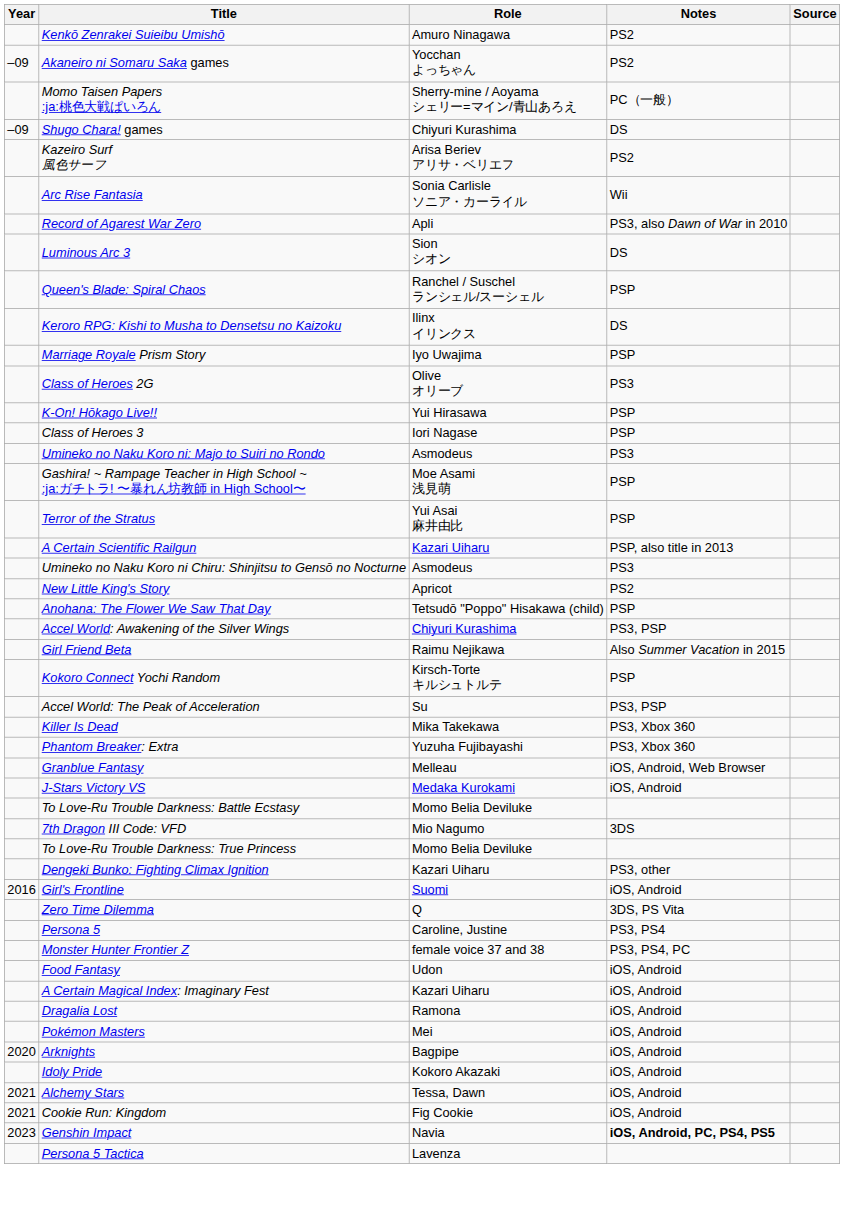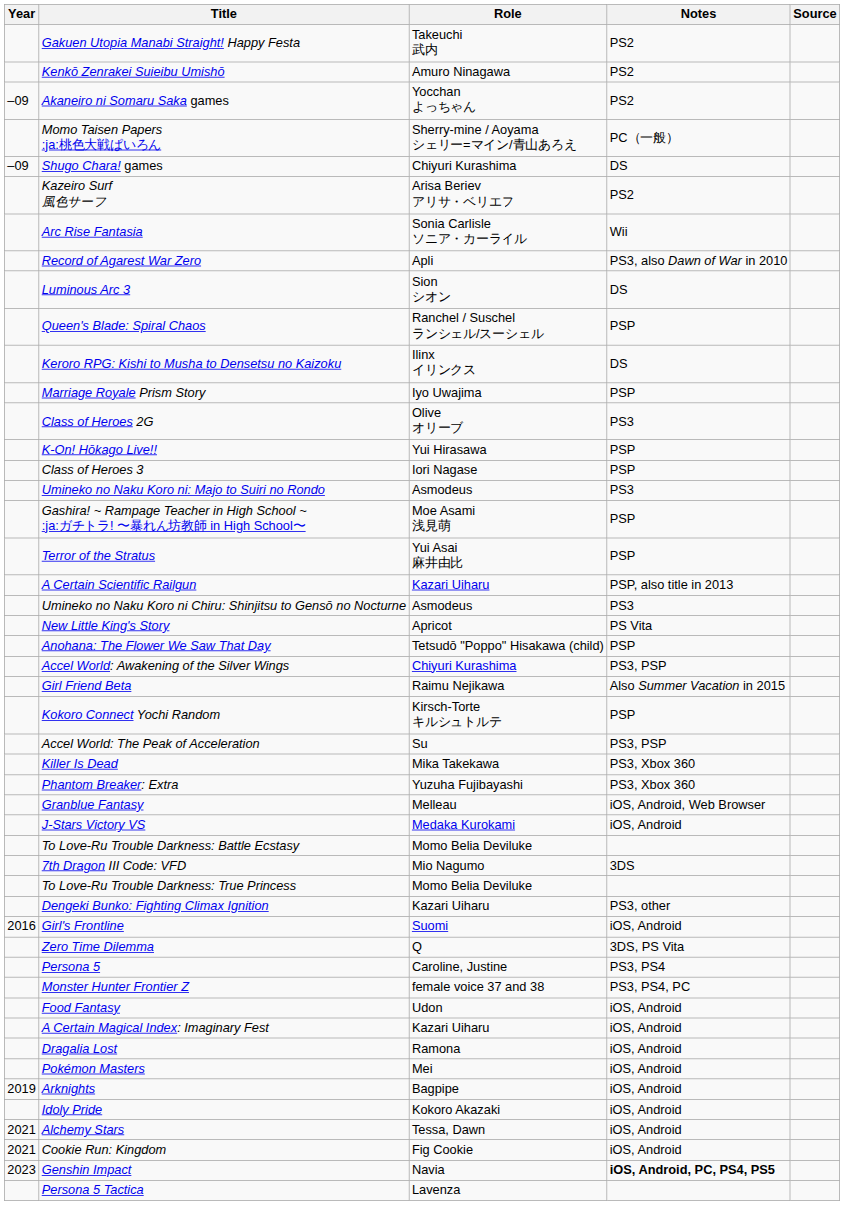+ row: (171, 43)
(622, 588) PS2 -> (631, 625) PS Vita
(22, 1052) 2020 -> (22, 1089) 2019
